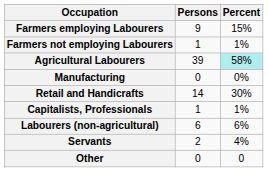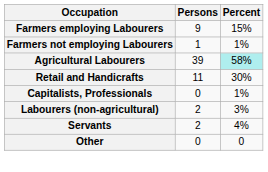- row: (90, 77)
(198, 93) 14 -> (198, 77) 11
(198, 110) 1 -> (198, 93) 0
(198, 126) 6 -> (198, 110) 2
(241, 126) 6% -> (241, 110) 3%
